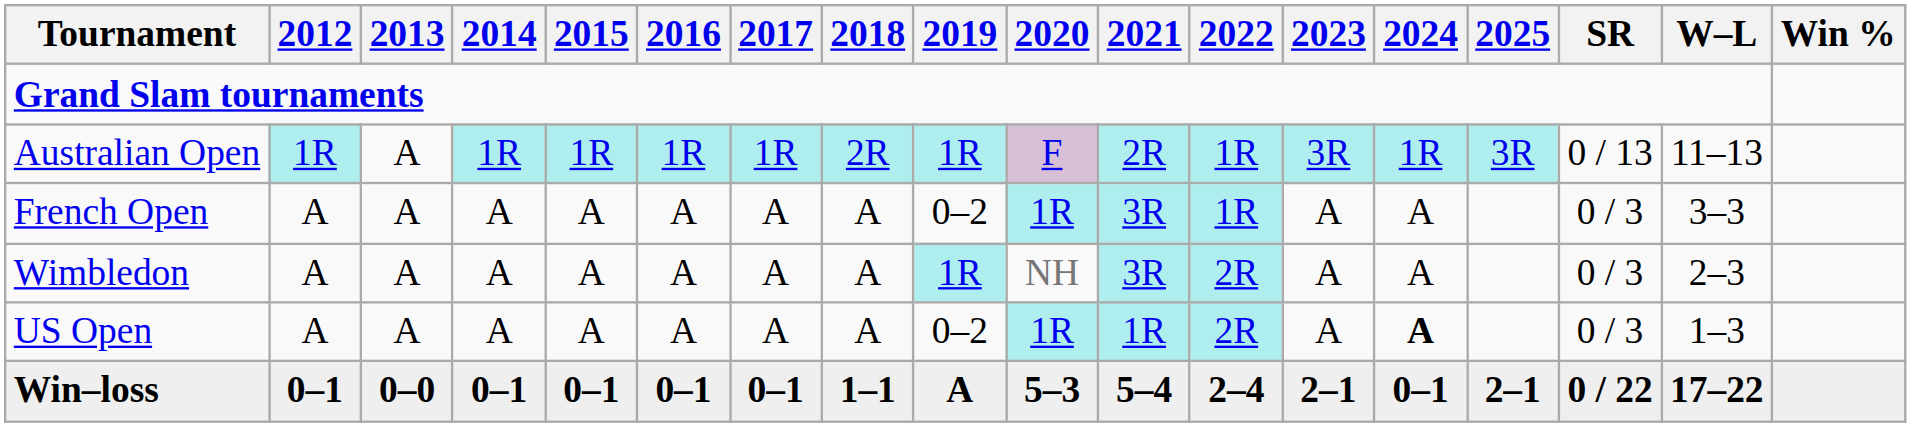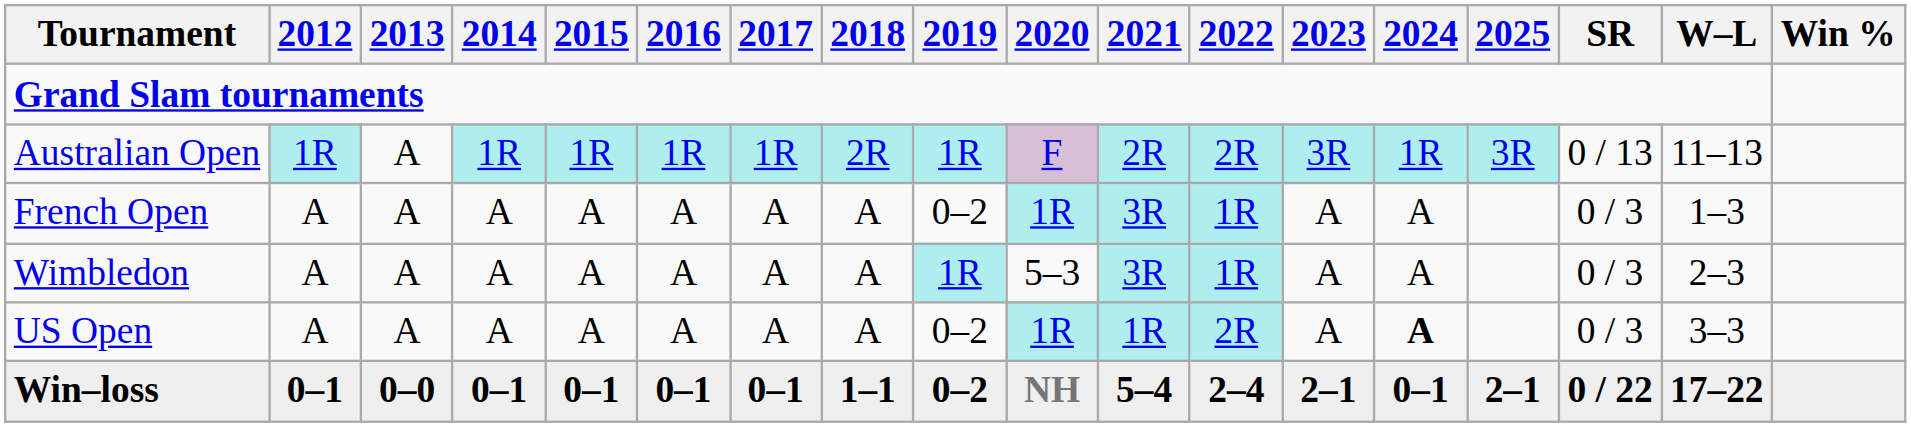(1236, 152) 1R -> (1236, 152) 2R
(1717, 212) 3–3 -> (1717, 212) 1–3
(1052, 271) NH -> (1052, 271) 5–3
(1236, 271) 2R -> (1236, 271) 1R
(1717, 331) 1–3 -> (1717, 331) 3–3
(960, 390) A -> (960, 390) 0–2
(1052, 390) 5–3 -> (1052, 390) NH
